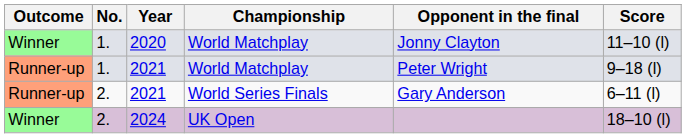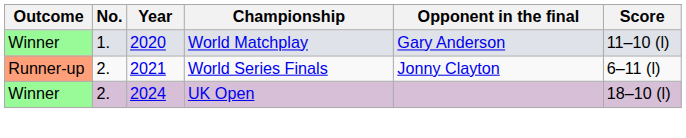(449, 42) Jonny Clayton -> (451, 42) Gary Anderson
- row: (148, 68)
(451, 94) Gary Anderson -> (449, 68) Jonny Clayton
